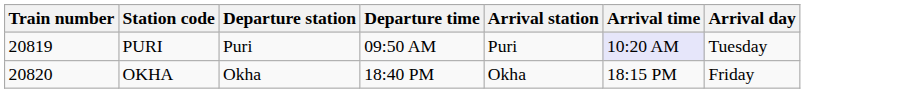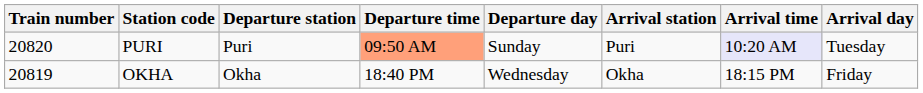+ column: (543, 18)
(31, 46) 20819 -> (31, 46) 20820
(400, 46) no background -> (400, 46) lightsalmon background
(31, 74) 20820 -> (31, 74) 20819
